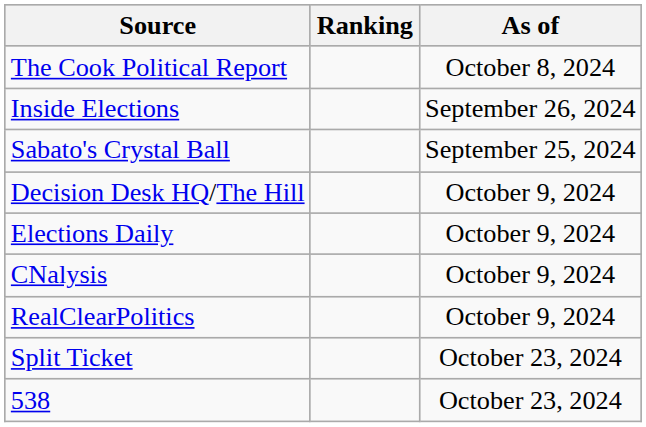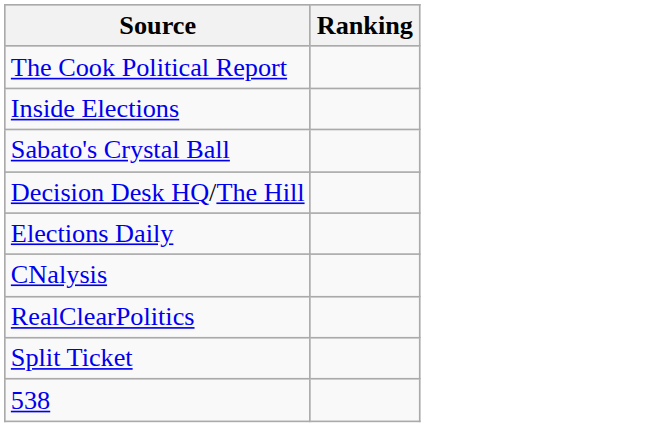- column: (530, 25)
